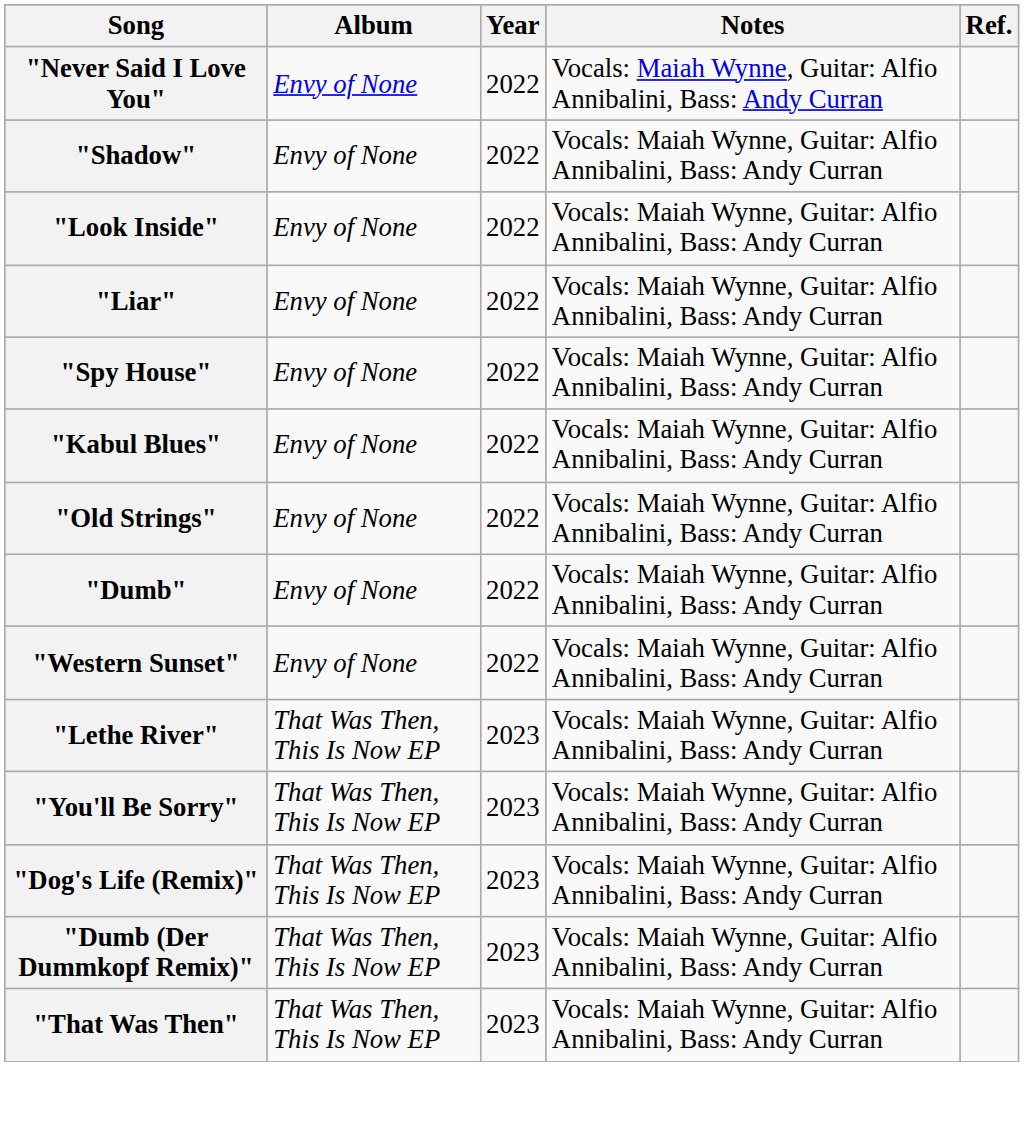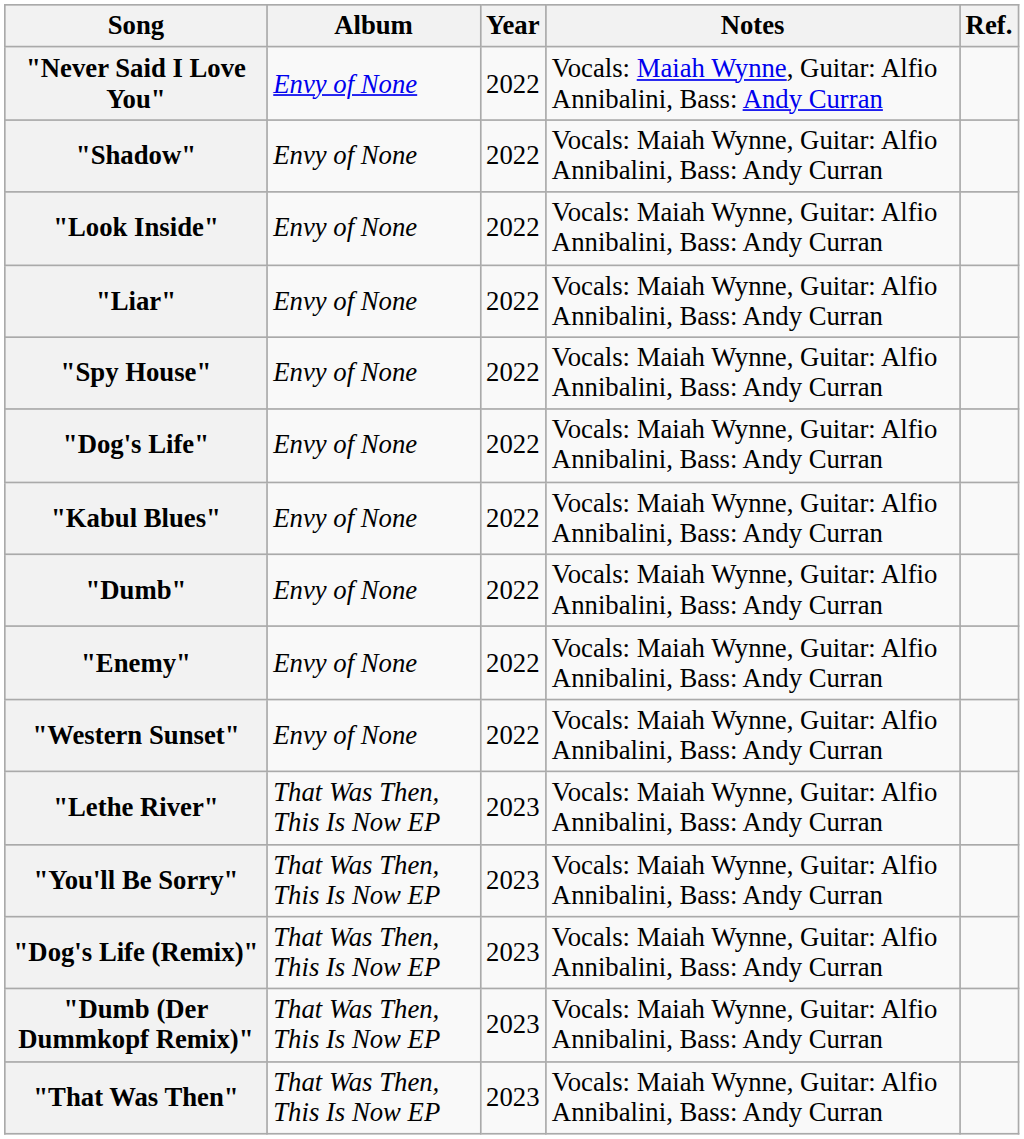+ row: (136, 445)
- row: (136, 517)
+ row: (136, 662)
